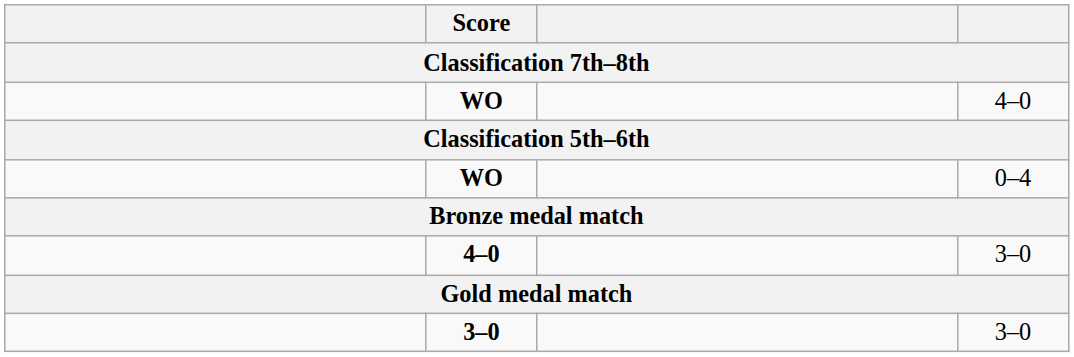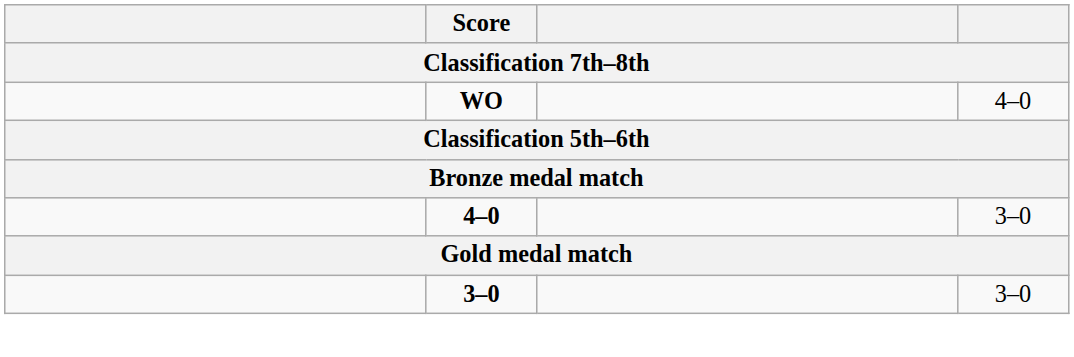- row: (481, 178)
